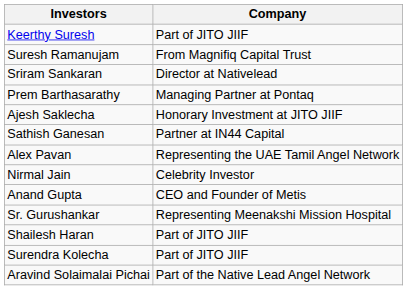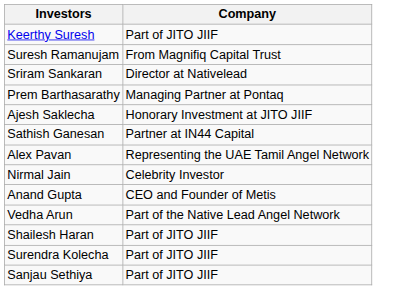- row: (53, 214)
+ row: (40, 214)
- row: (79, 275)
+ row: (50, 275)
